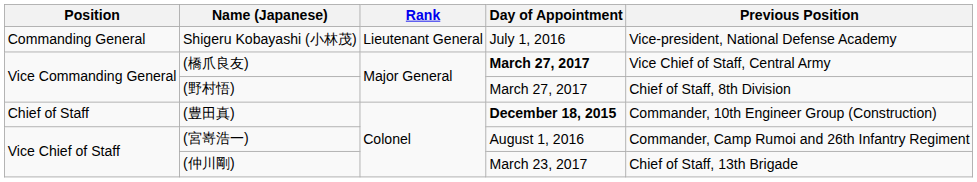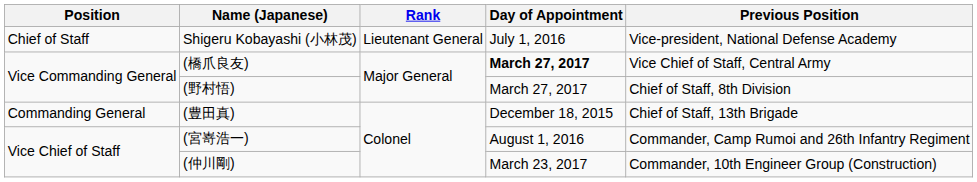(77, 39) Commanding General -> (48, 39) Chief of Staff
(48, 114) Chief of Staff -> (77, 114) Commanding General
(553, 114) bold -> (551, 114) normal
(783, 114) Commander, 10th Engineer Group (Construction) -> (714, 114) Chief of Staff, 13th Brigade
(714, 164) Chief of Staff, 13th Brigade -> (783, 164) Commander, 10th Engineer Group (Construction)
